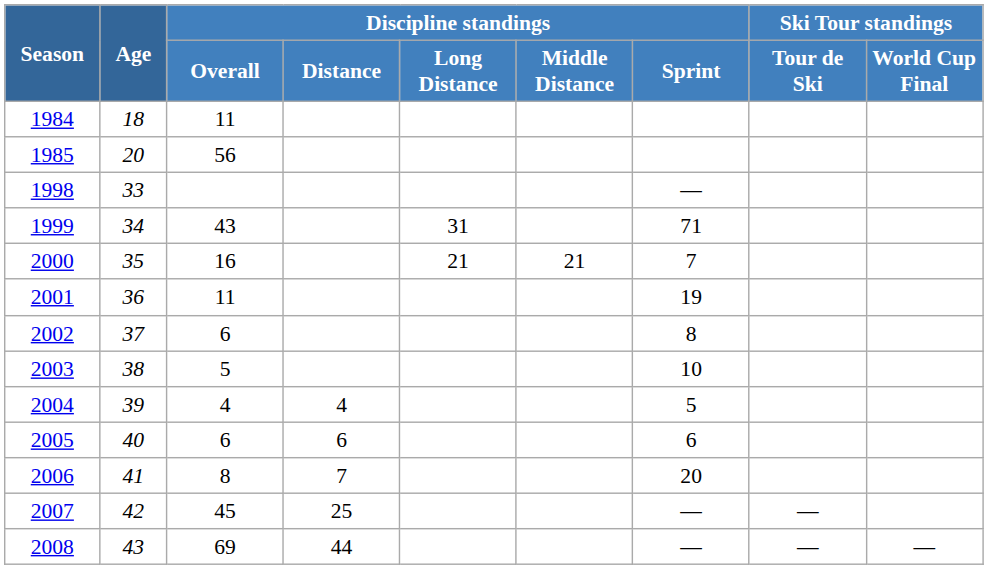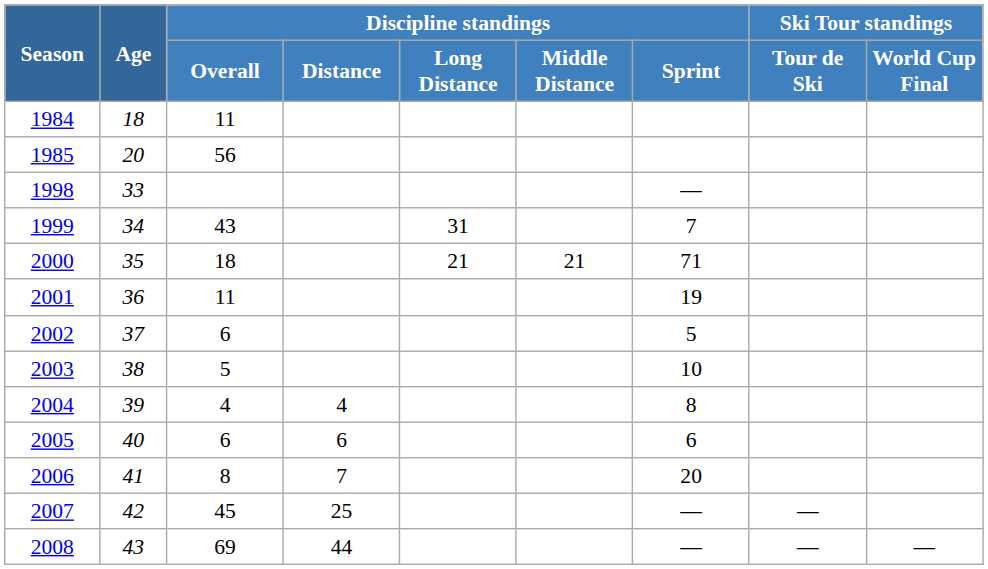(691, 225) 71 -> (691, 225) 7
(225, 261) 16 -> (225, 261) 18
(691, 261) 7 -> (691, 261) 71
(691, 332) 8 -> (691, 332) 5
(691, 403) 5 -> (691, 403) 8
